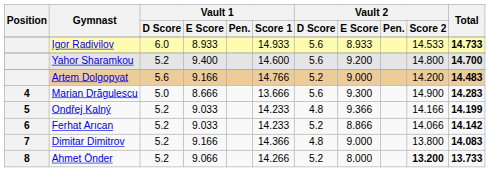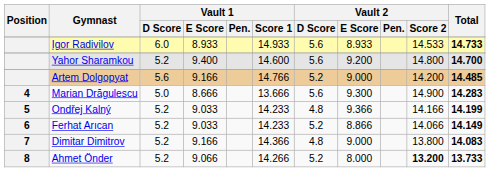(467, 77) 14.483 -> (467, 77) 14.485
(467, 126) 14.142 -> (467, 126) 14.149
